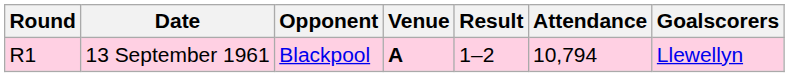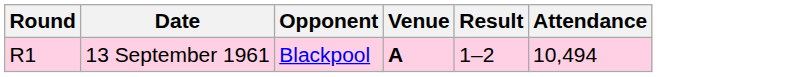- column: (718, 21)
(565, 54) 10,794 -> (565, 54) 10,494
